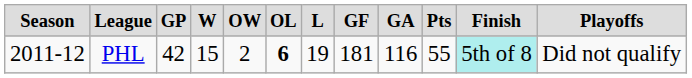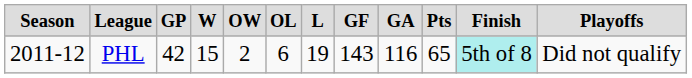(283, 54) bold -> (283, 54) normal
(356, 54) 181 -> (356, 54) 143
(439, 54) 55 -> (439, 54) 65
